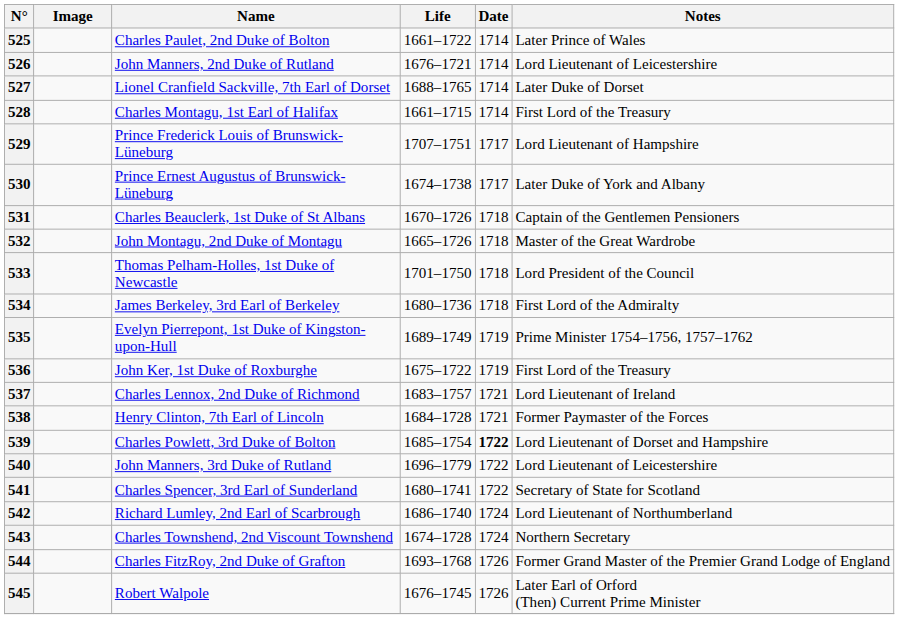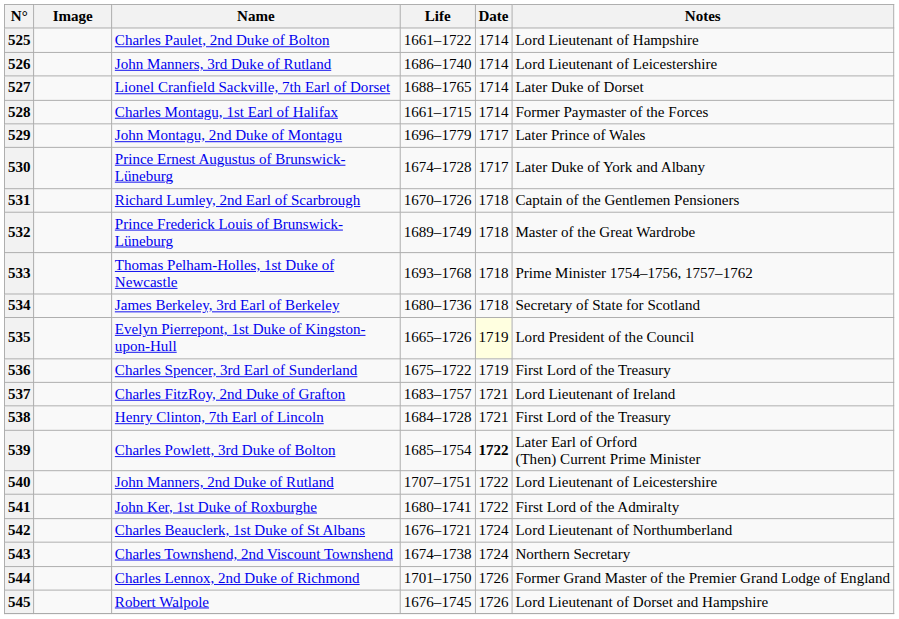(580, 40) Later Prince of Wales -> (607, 40) Lord Lieutenant of Hampshire
(224, 64) John Manners, 2nd Duke of Rutland -> (223, 64) John Manners, 3rd Duke of Rutland
(438, 64) 1676–1721 -> (438, 64) 1686–1740
(593, 111) First Lord of the Treasury -> (612, 111) Former Paymaster of the Forces
(229, 144) Prince Frederick Louis of Brunswick-Lüneburg -> (228, 135) John Montagu, 2nd Duke of Montagu
(438, 144) 1707–1751 -> (438, 135) 1696–1779
(607, 144) Lord Lieutenant of Hampshire -> (580, 135) Later Prince of Wales
(438, 184) 1674–1738 -> (438, 168) 1674–1728
(240, 217) Charles Beauclerk, 1st Duke of St Albans -> (238, 200) Richard Lumley, 2nd Earl of Scarbrough
(228, 241) John Montagu, 2nd Duke of Montagu -> (229, 232) Prince Frederick Louis of Brunswick-Lüneburg
(438, 241) 1665–1726 -> (438, 232) 1689–1749
(438, 273) 1701–1750 -> (438, 273) 1693–1768
(605, 273) Lord President of the Council -> (634, 273) Prime Minister 1754–1756, 1757–1762
(597, 305) First Lord of the Admiralty -> (608, 305) Secretary of State for Scotland
(438, 338) 1689–1749 -> (438, 338) 1665–1726
(493, 338) no background -> (493, 338) lightyellow background
(634, 338) Prime Minister 1754–1756, 1757–1762 -> (605, 338) Lord President of the Council
(216, 370) John Ker, 1st Duke of Roxburghe -> (236, 370) Charles Spencer, 3rd Earl of Sunderland
(237, 394) Charles Lennox, 2nd Duke of Richmond -> (230, 394) Charles FitzRoy, 2nd Duke of Grafton
(612, 418) Former Paymaster of the Forces -> (593, 418) First Lord of the Treasury
(642, 441) Lord Lieutenant of Dorset and Hampshire -> (608, 450) Later Earl of Orford (Then) Current Prime Minister
(223, 465) John Manners, 3rd Duke of Rutland -> (224, 482) John Manners, 2nd Duke of Rutland
(438, 465) 1696–1779 -> (438, 482) 1707–1751
(236, 489) Charles Spencer, 3rd Earl of Sunderland -> (216, 506) John Ker, 1st Duke of Roxburghe
(608, 489) Secretary of State for Scotland -> (597, 506) First Lord of the Admiralty
(238, 513) Richard Lumley, 2nd Earl of Scarbrough -> (240, 530) Charles Beauclerk, 1st Duke of St Albans
(438, 513) 1686–1740 -> (438, 530) 1676–1721
(438, 537) 1674–1728 -> (438, 554) 1674–1738
(230, 561) Charles FitzRoy, 2nd Duke of Grafton -> (237, 578) Charles Lennox, 2nd Duke of Richmond
(438, 561) 1693–1768 -> (438, 578) 1701–1750
(608, 593) Later Earl of Orford (Then) Current Prime Minister -> (642, 601) Lord Lieutenant of Dorset and Hampshire
